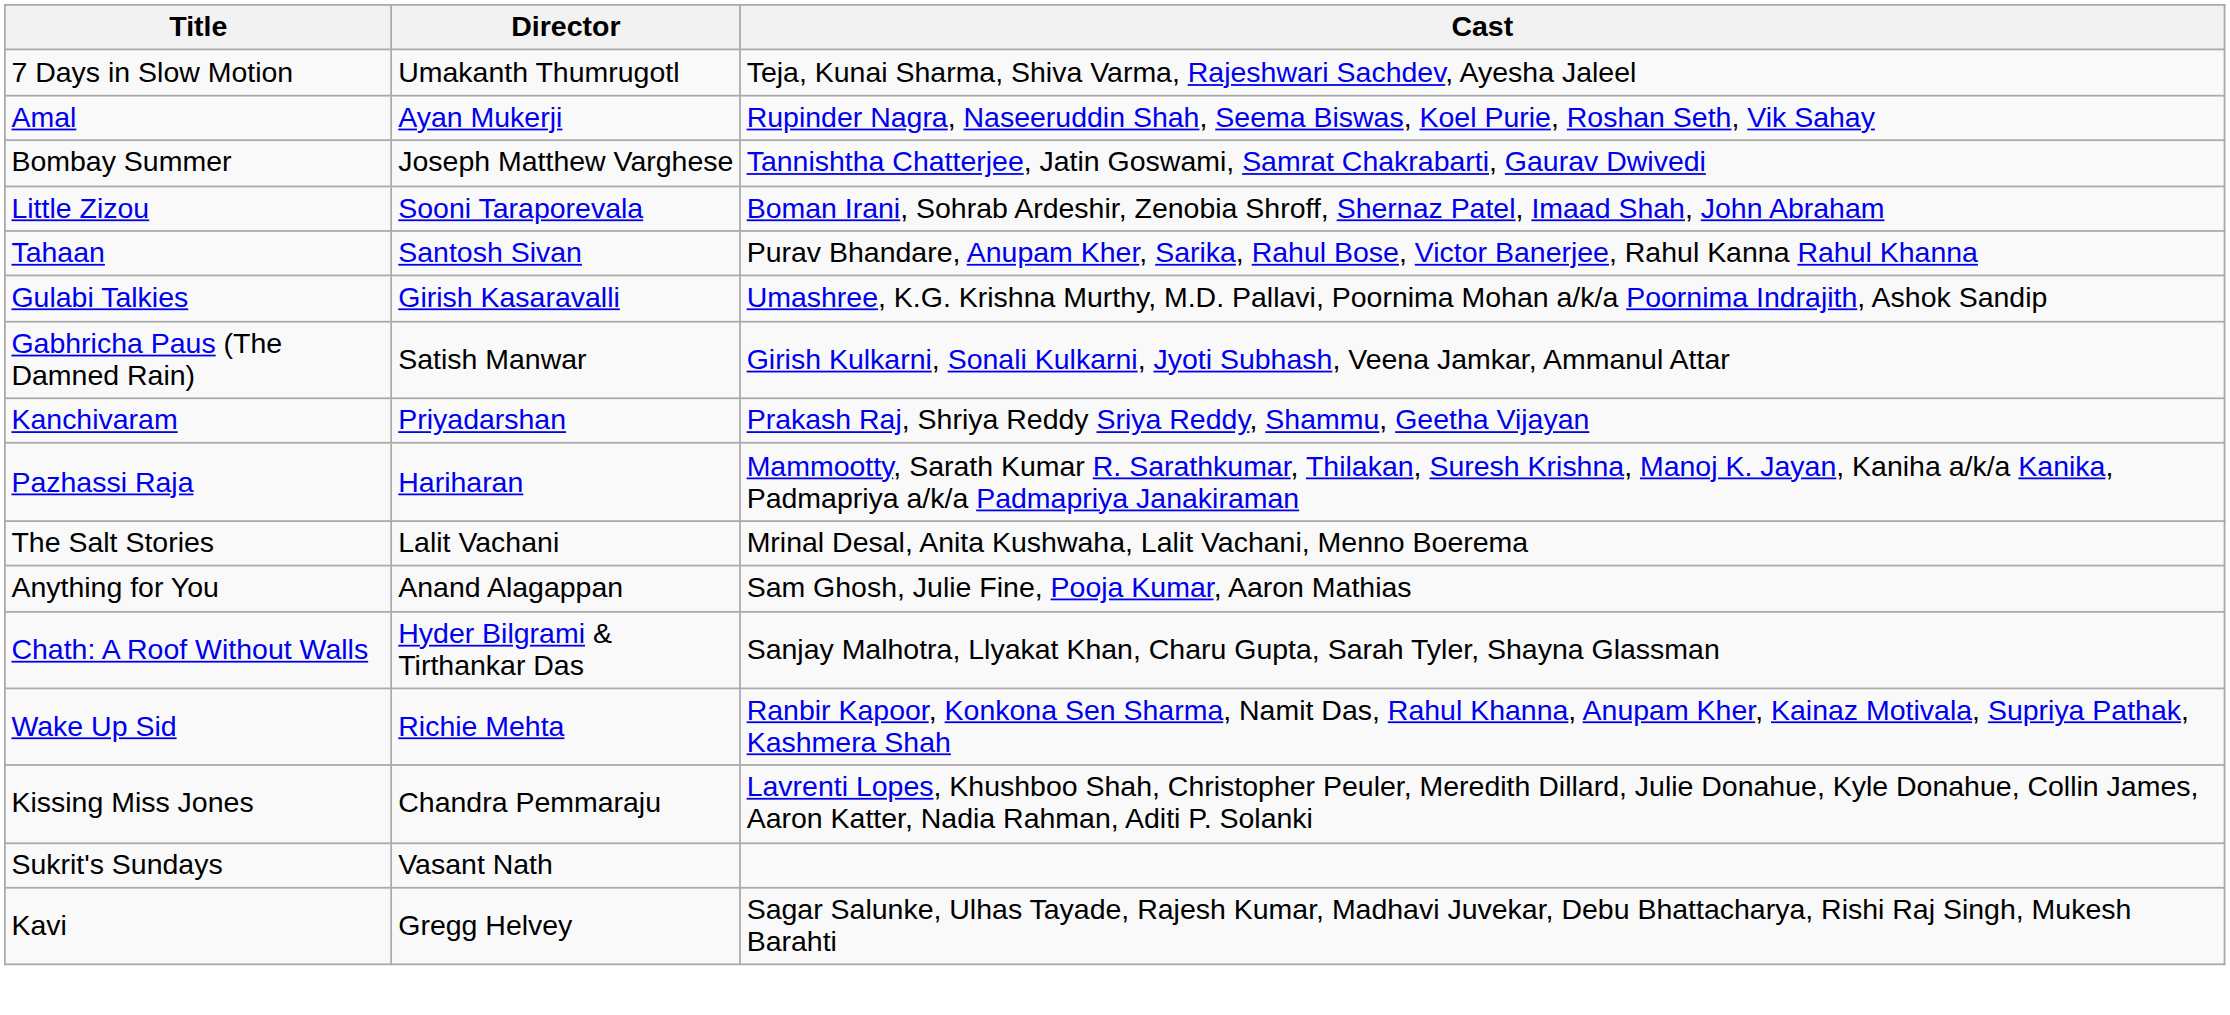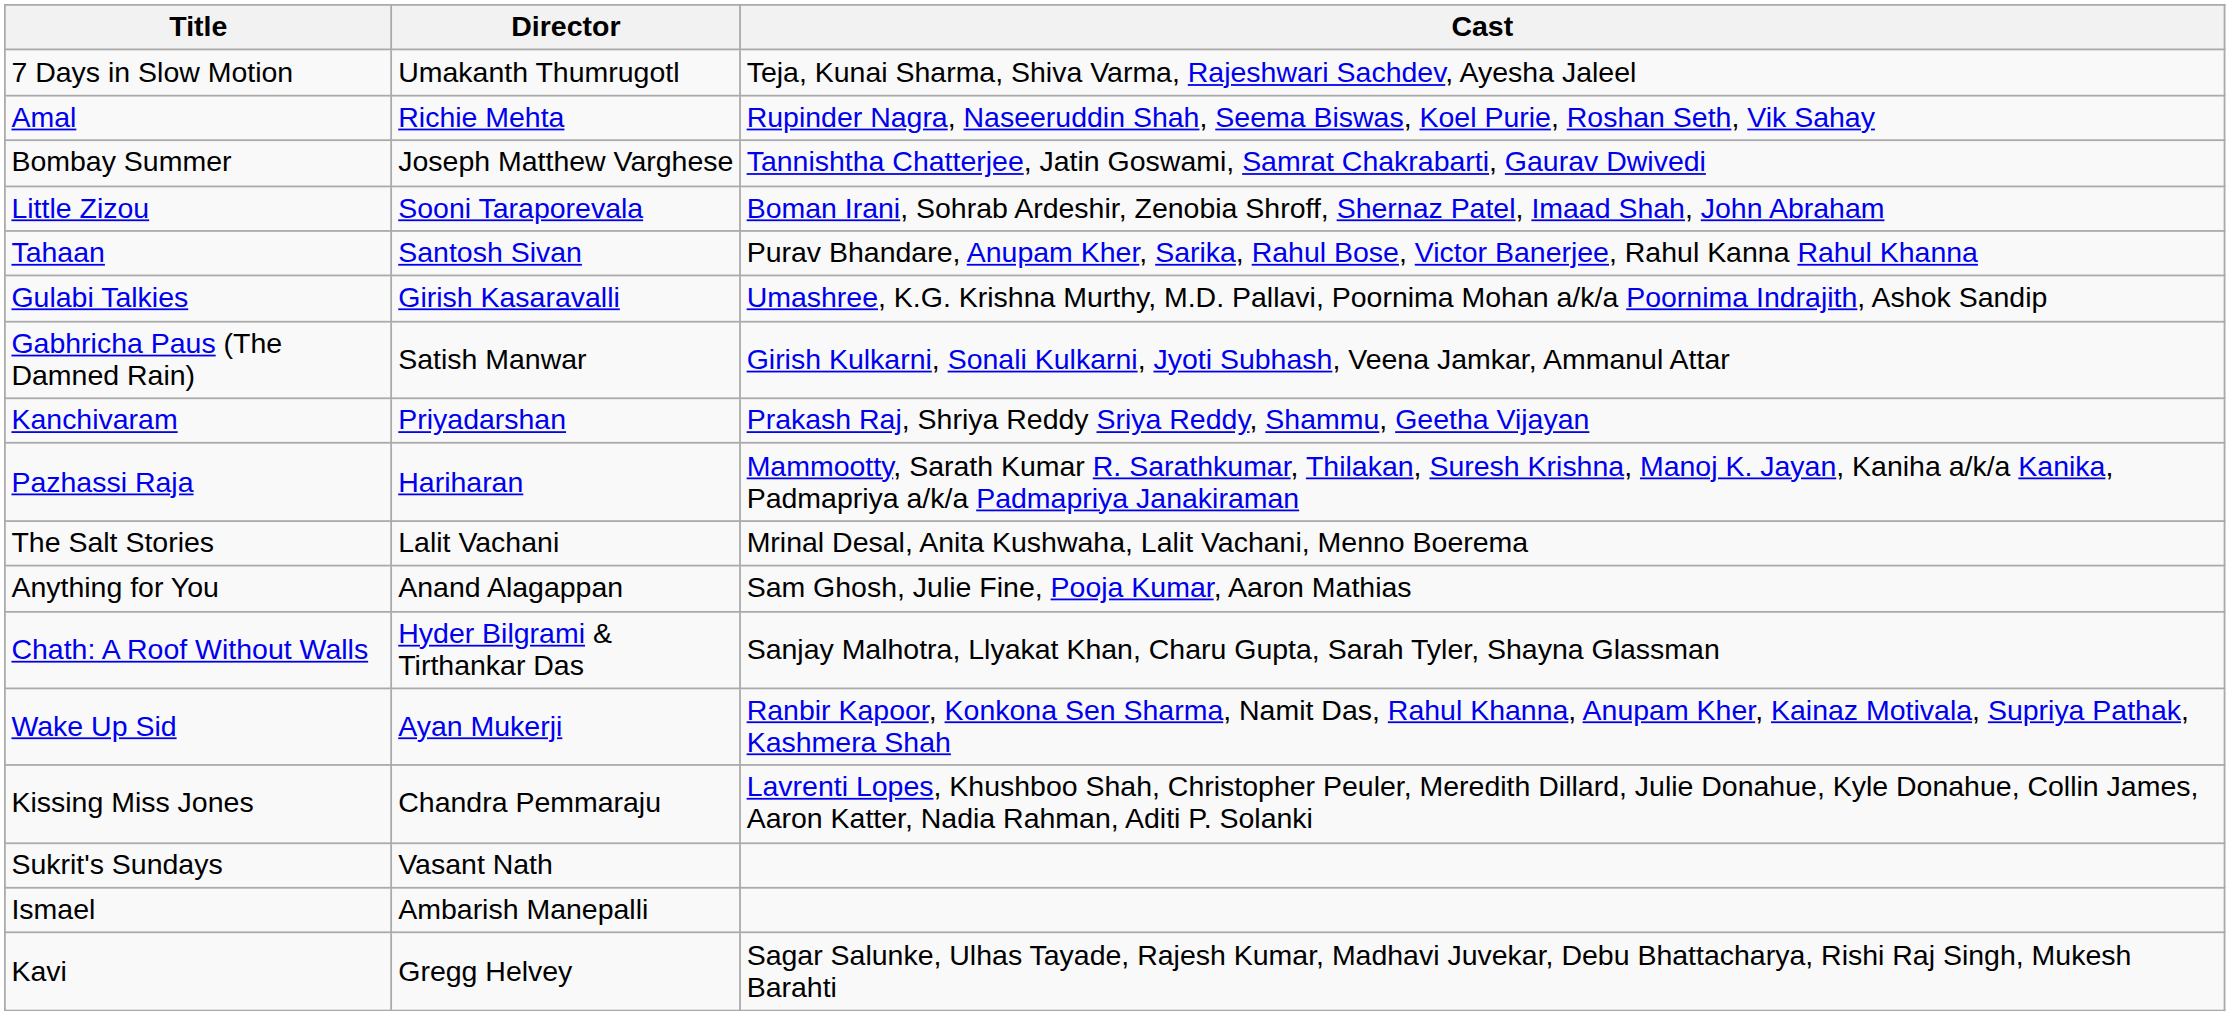(480, 117) Ayan Mukerji -> (481, 117) Richie Mehta
(481, 726) Richie Mehta -> (480, 726) Ayan Mukerji
+ row: (53, 909)
